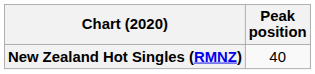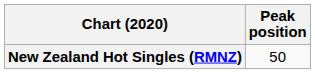(278, 56) 40 -> (278, 56) 50
